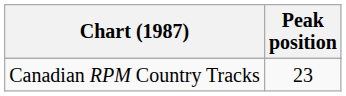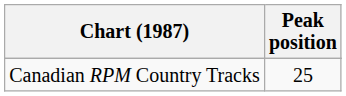(303, 74) 23 -> (303, 74) 25
